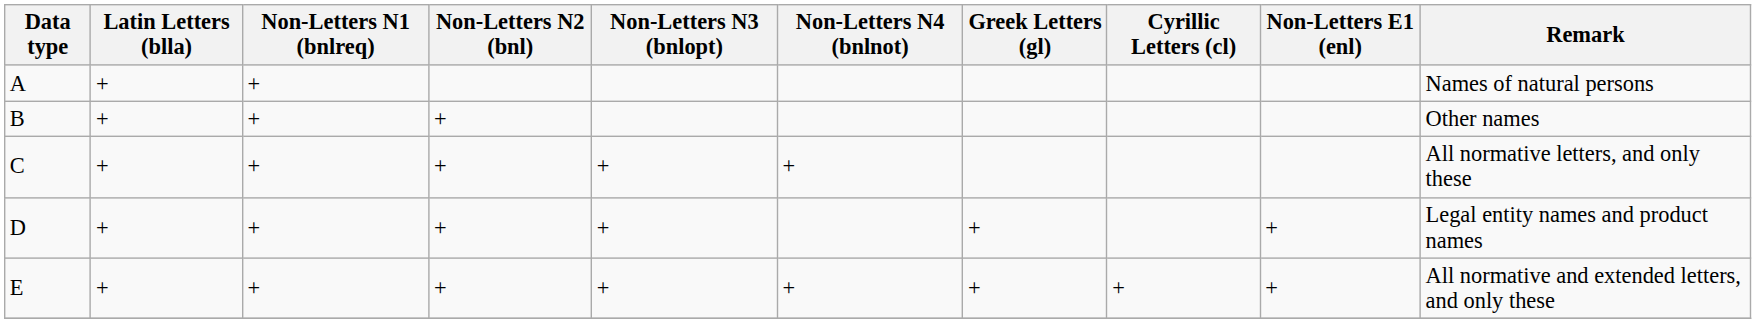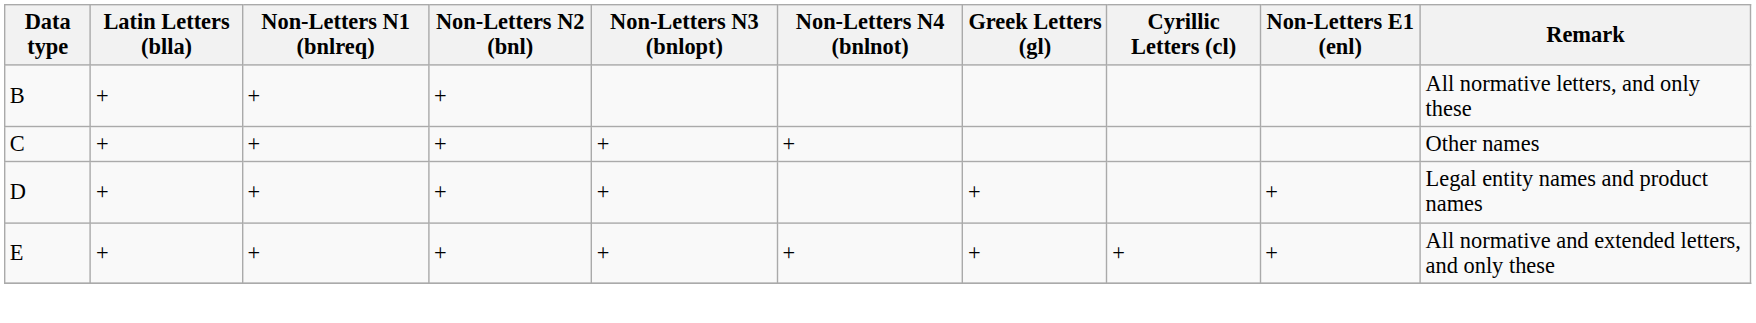- row: (18, 82)
(1482, 118) Other names -> (1563, 95) All normative letters, and only these
(1563, 166) All normative letters, and only these -> (1482, 143) Other names
